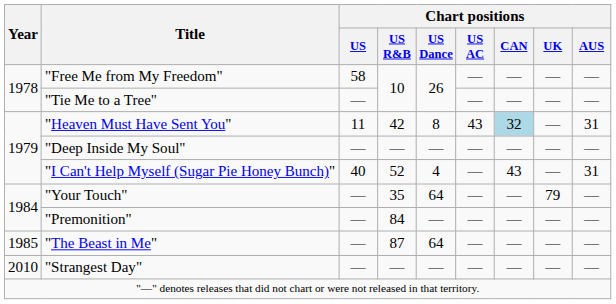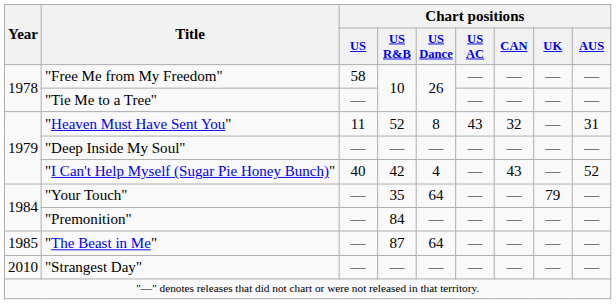(397, 123) 42 -> (397, 123) 52
(514, 123) lightblue background -> (514, 123) no background
(397, 171) 52 -> (397, 171) 42
(592, 171) 31 -> (592, 171) 52
